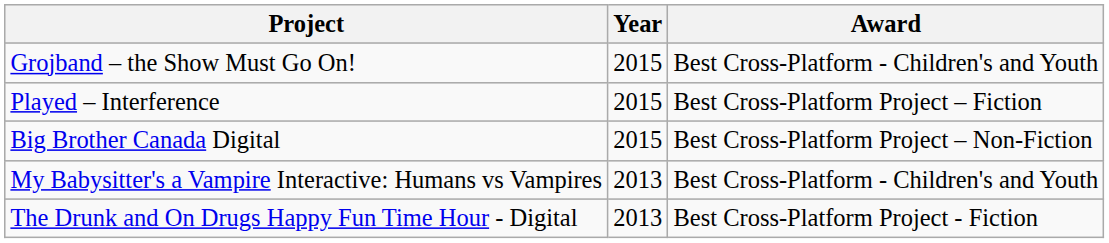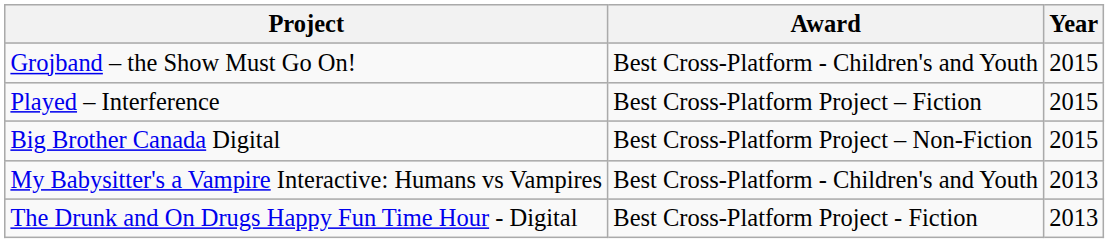columns swapped: (886, 23) <-> (638, 23)
